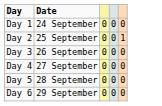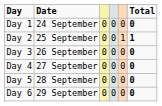+ column: (142, 12)
